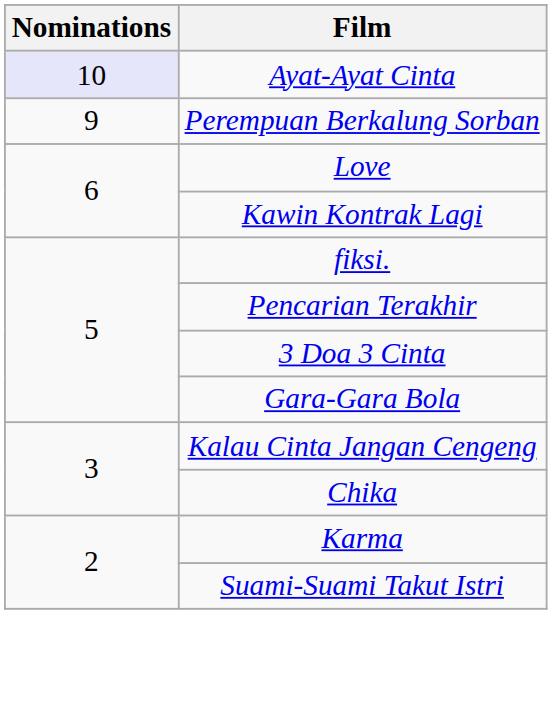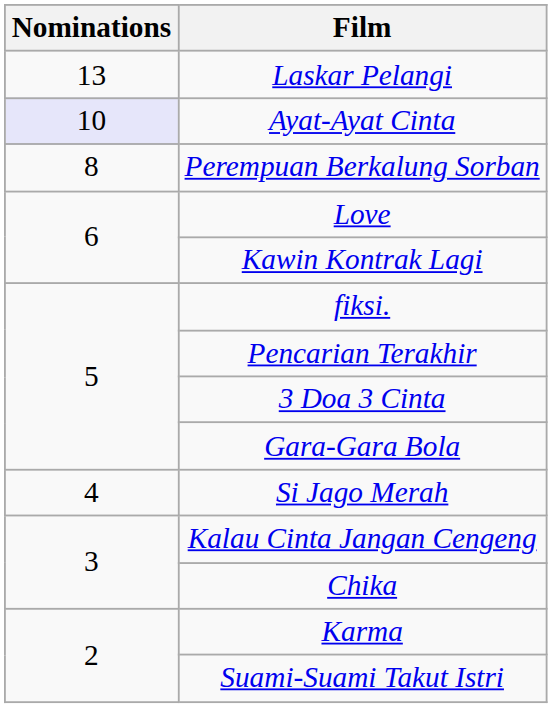+ row: (362, 74)
(91, 120) 9 -> (91, 167) 8
+ row: (362, 492)
